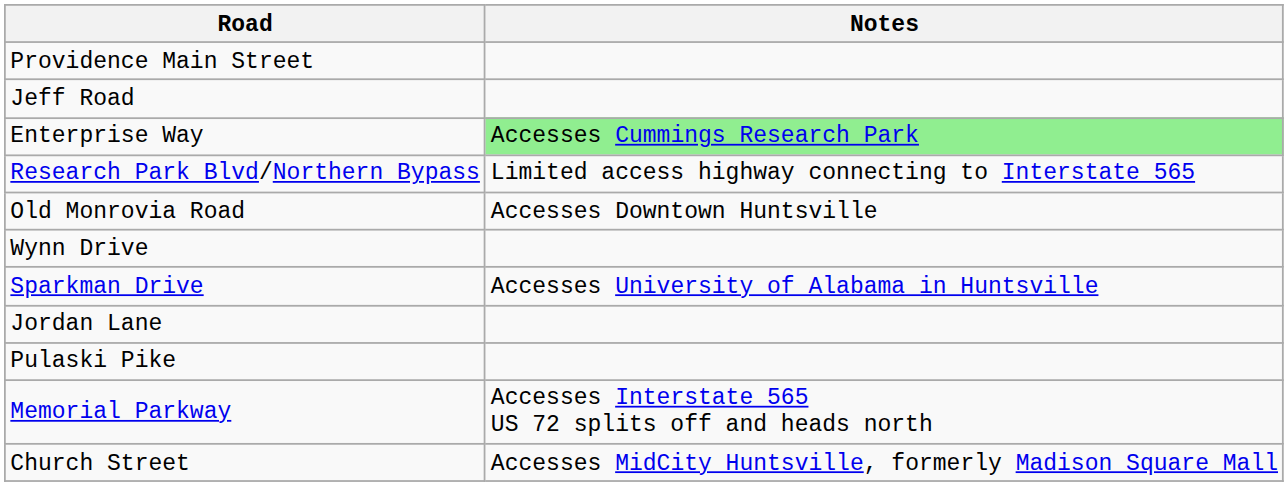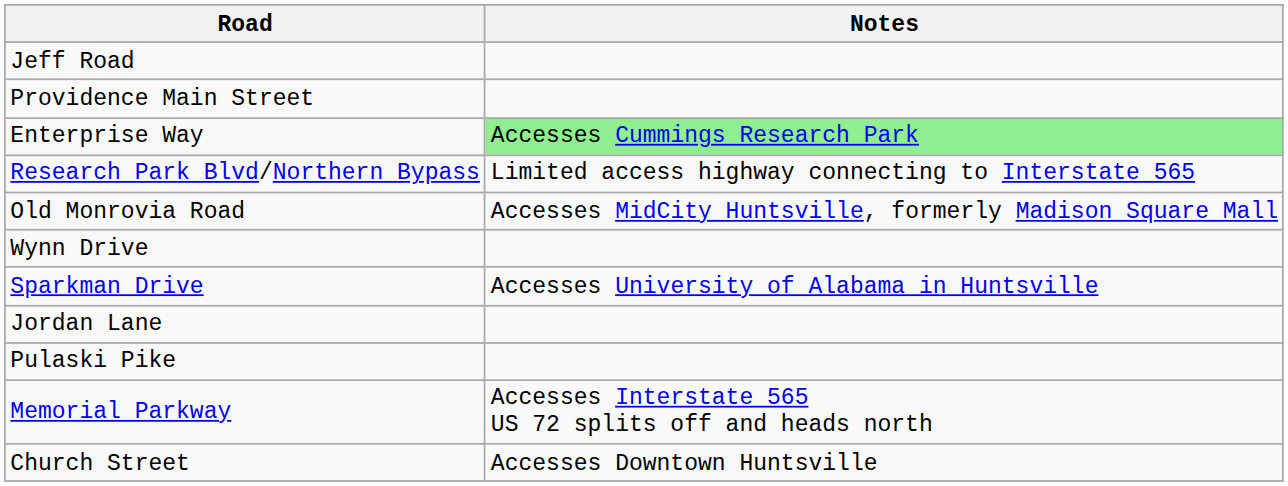rows swapped: (73, 99) <-> (162, 61)
(684, 211) Accesses Downtown Huntsville -> (884, 211) Accesses MidCity Huntsville, formerly Madison Square Mall
(884, 463) Accesses MidCity Huntsville, formerly Madison Square Mall -> (684, 463) Accesses Downtown Huntsville
